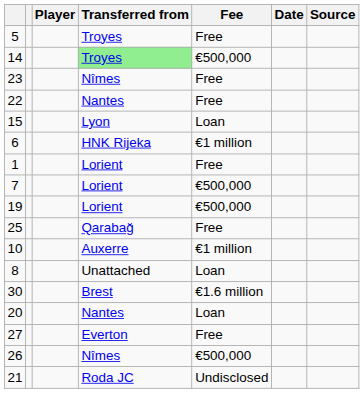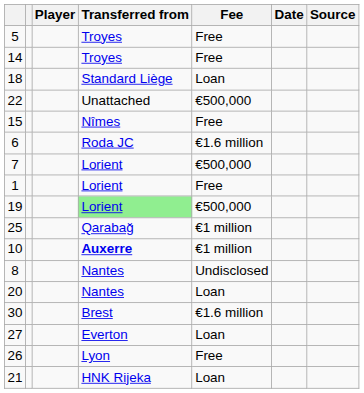(102, 57) lightgreen background -> (102, 57) no background
(223, 57) €500,000 -> (209, 57) Free
- row: (15, 79)
+ row: (15, 79)
(103, 100) Nantes -> (116, 100) Unattached
(209, 100) Free -> (223, 100) €500,000
(96, 121) Lyon -> (101, 121) Nîmes
(210, 121) Loan -> (209, 121) Free
(116, 143) HNK Rijeka -> (108, 143) Roda JC
(224, 143) €1 million -> (229, 143) €1.6 million
rows swapped: (15, 164) <-> (15, 185)
(102, 206) no background -> (102, 206) lightgreen background
(209, 228) Free -> (224, 228) €1 million
(105, 249) normal -> (107, 249) bold
(116, 270) Unattached -> (103, 270) Nantes
(210, 270) Loan -> (232, 270) Undisclosed
rows swapped: (15, 292) <-> (15, 313)
(209, 334) Free -> (210, 334) Loan
(101, 356) Nîmes -> (96, 356) Lyon
(223, 356) €500,000 -> (209, 356) Free
(108, 377) Roda JC -> (116, 377) HNK Rijeka
(232, 377) Undisclosed -> (210, 377) Loan
